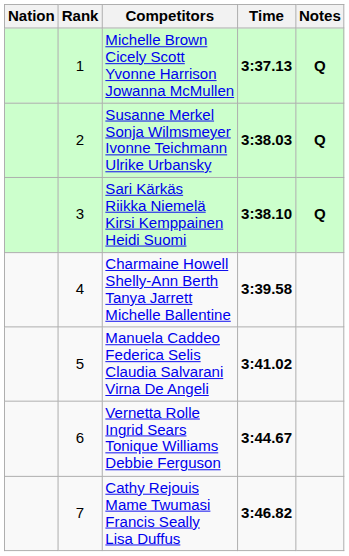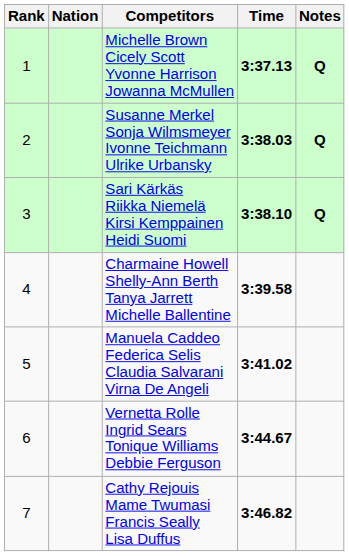columns swapped: (80, 16) <-> (31, 16)
